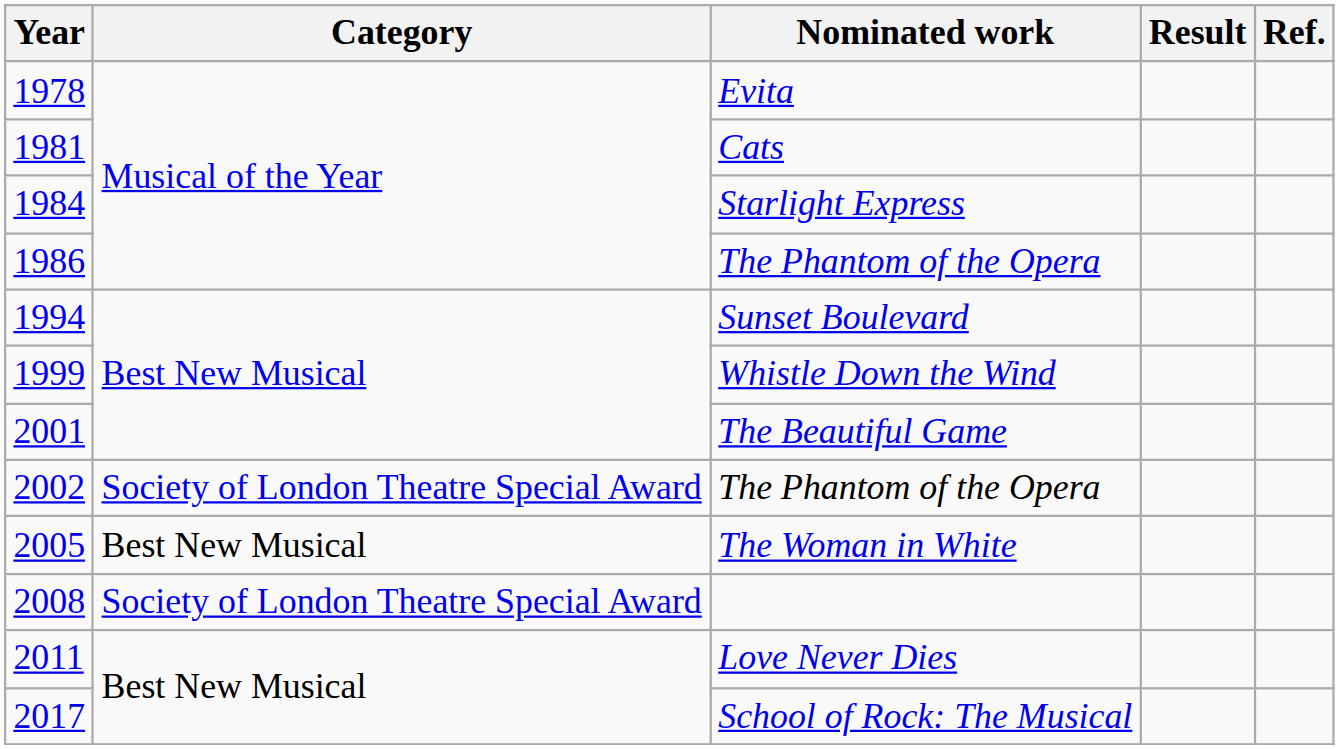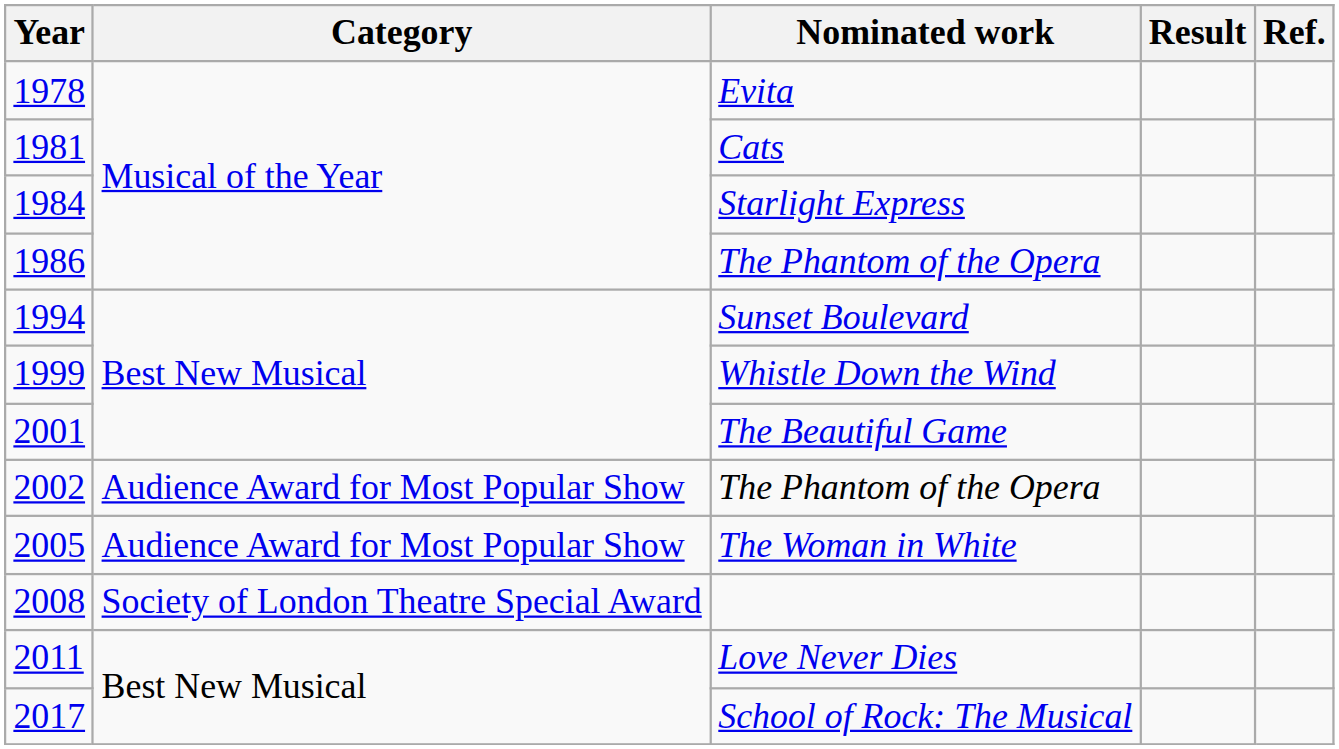(402, 487) Society of London Theatre Special Award -> (393, 487) Audience Award for Most Popular Show
(234, 544) Best New Musical -> (393, 544) Audience Award for Most Popular Show
